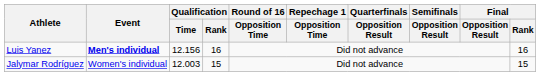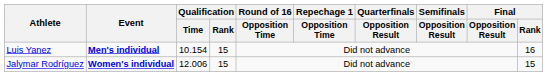(186, 50) 12.156 -> (193, 50) 10.154
(216, 50) 16 -> (223, 50) 15
(128, 64) normal -> (131, 64) bold
(186, 64) 12.003 -> (193, 64) 12.006
